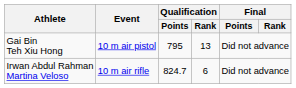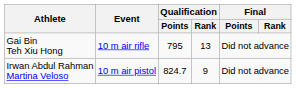(127, 46) 10 m air pistol -> (123, 46) 10 m air rifle
(123, 71) 10 m air rifle -> (127, 71) 10 m air pistol
(205, 71) 6 -> (205, 71) 9
